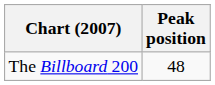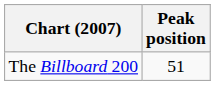(176, 66) 48 -> (176, 66) 51
